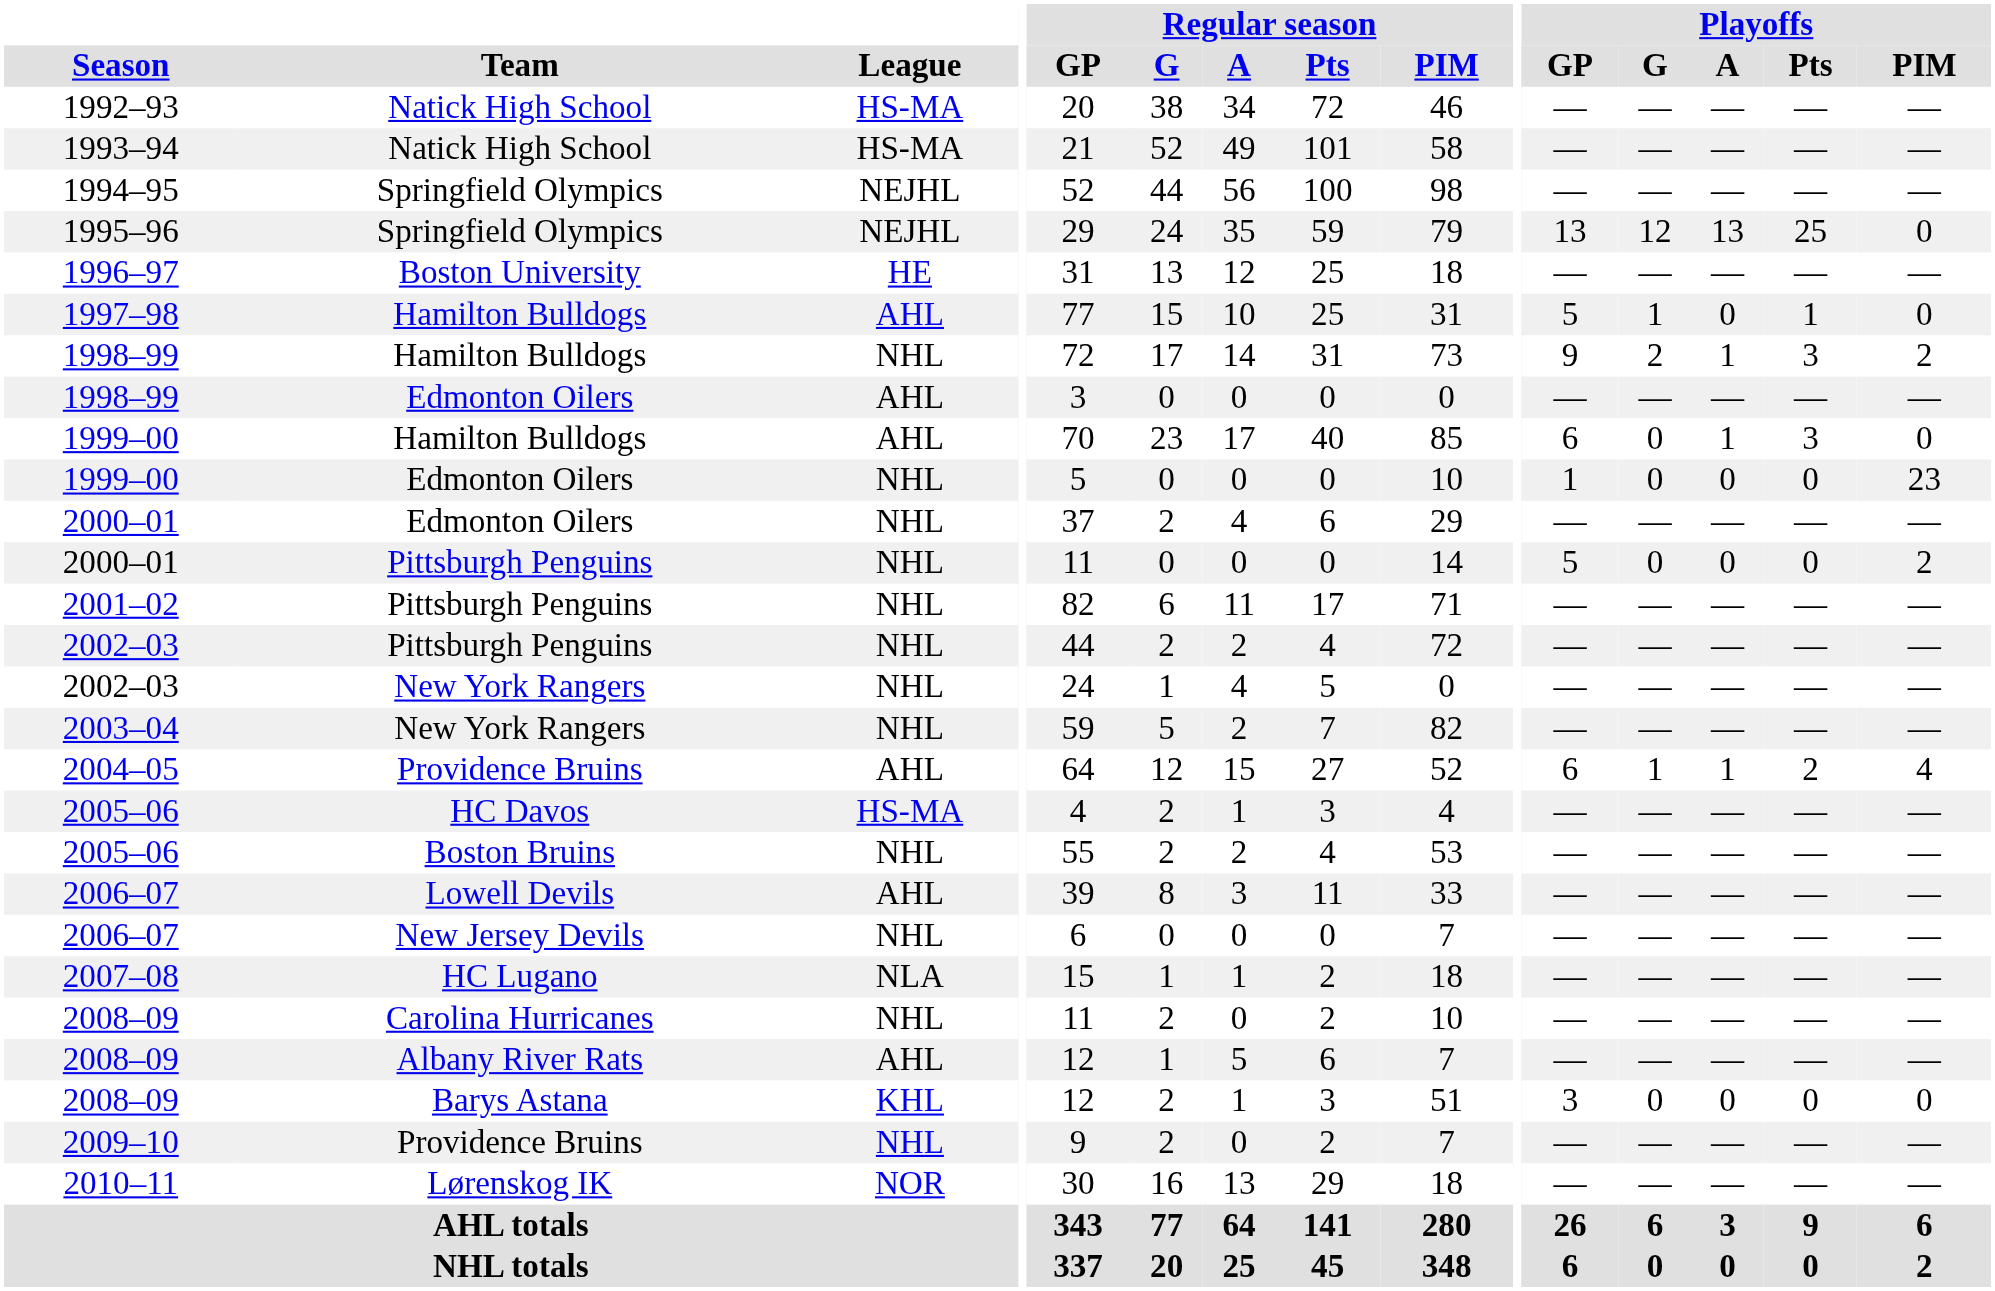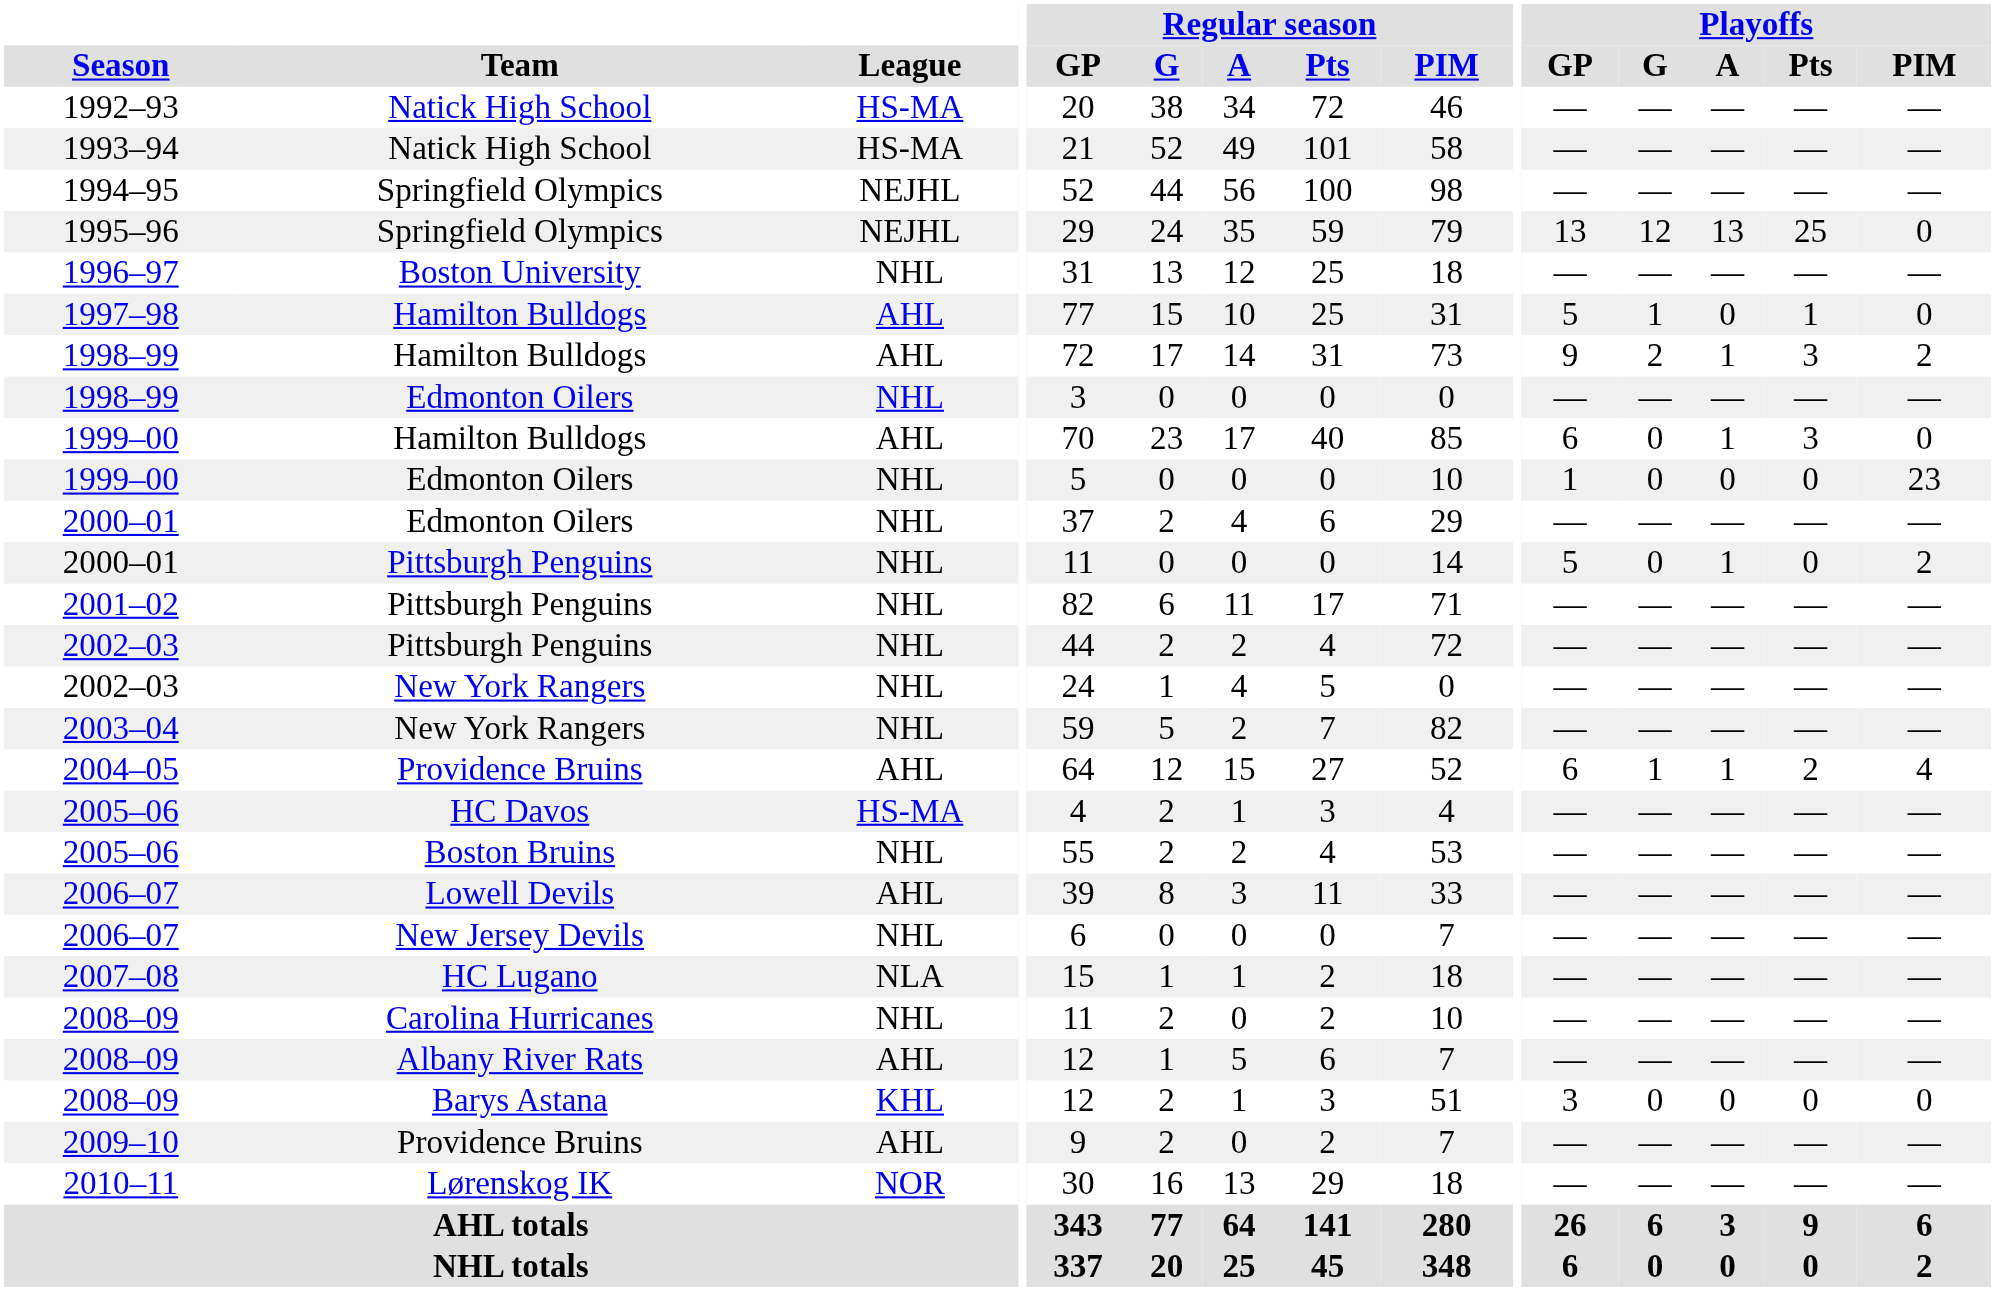(910, 272) HE -> (910, 272) NHL
(910, 355) NHL -> (910, 355) AHL
(910, 396) AHL -> (910, 396) NHL
(1727, 562) 0 -> (1727, 562) 1
(910, 1141) NHL -> (910, 1141) AHL
